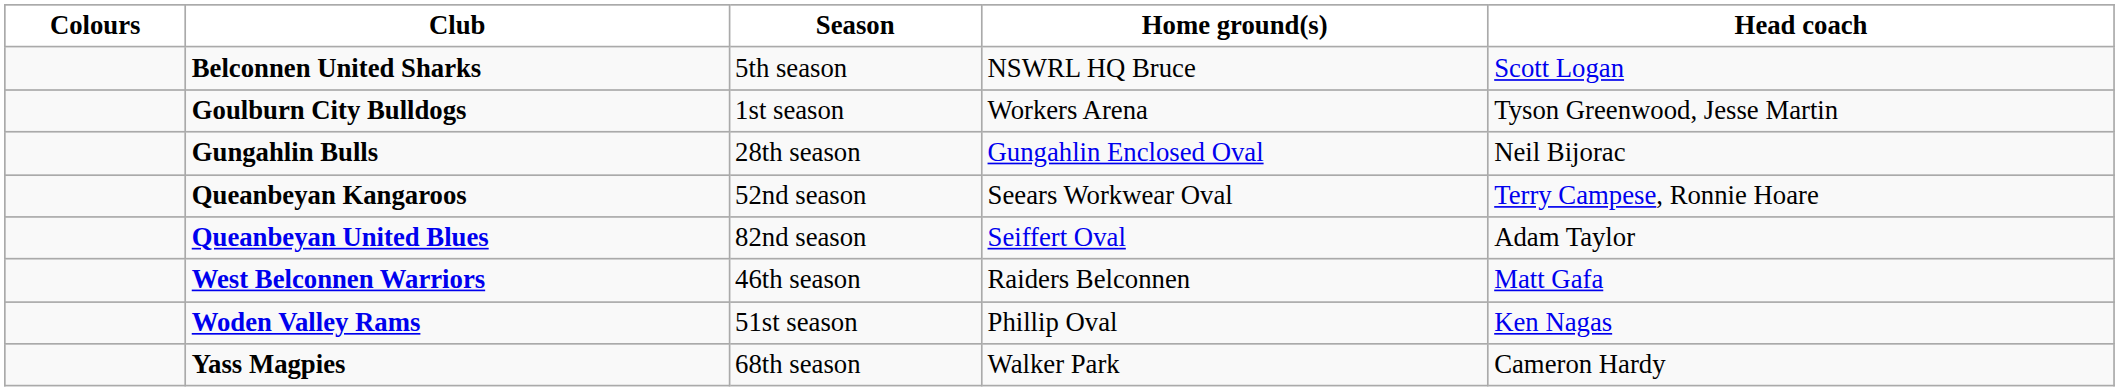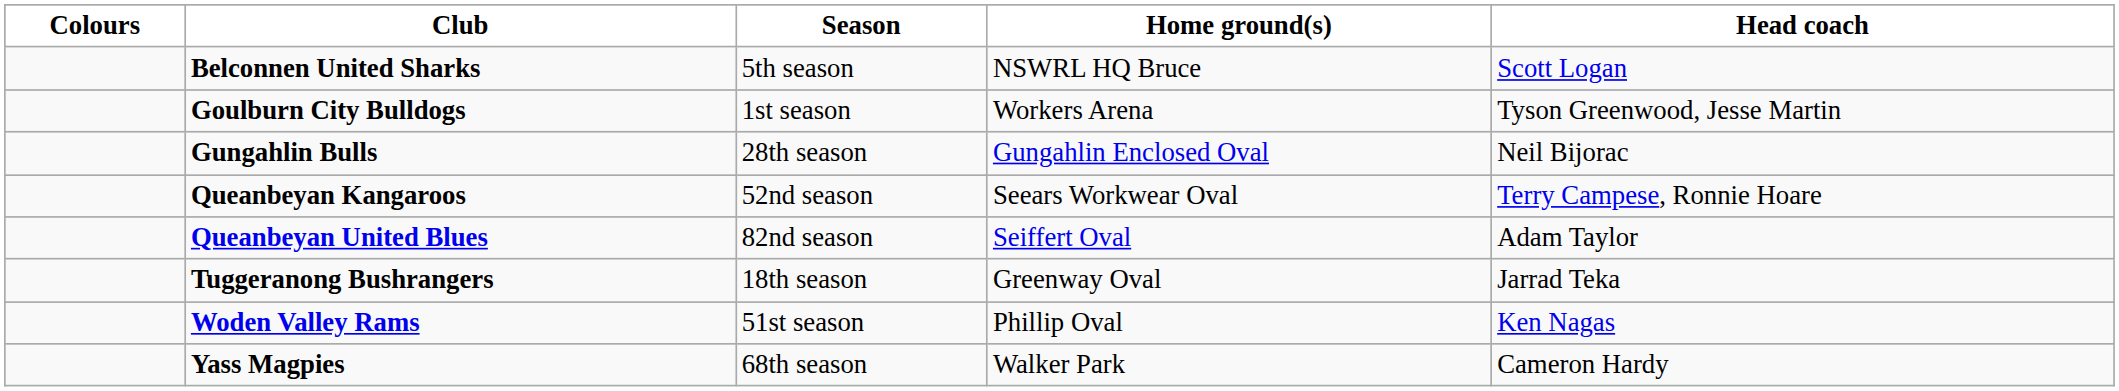+ row: (342, 279)
- row: (338, 279)
